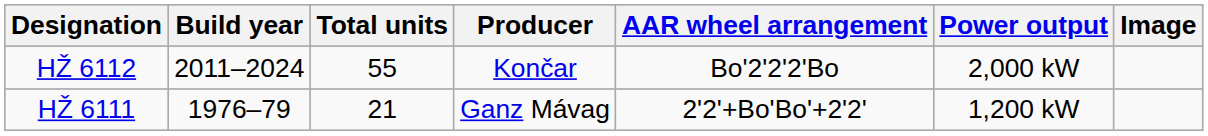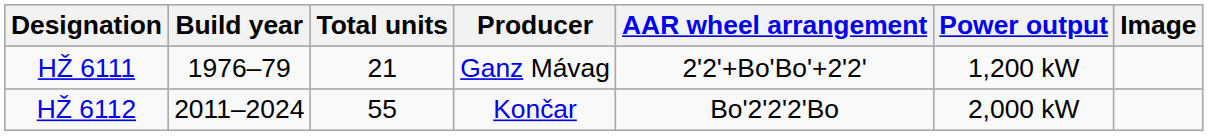rows swapped: (86, 109) <-> (86, 67)
